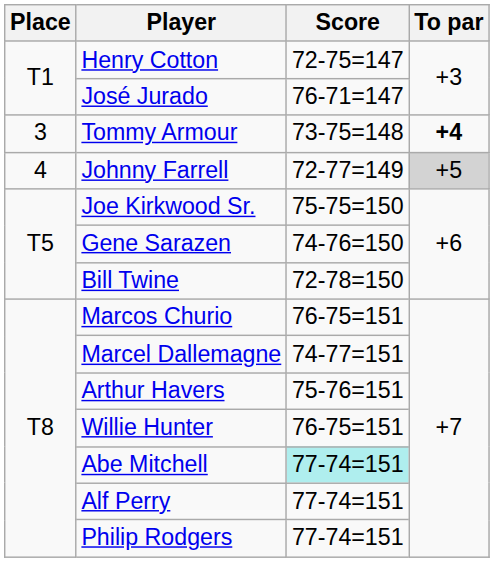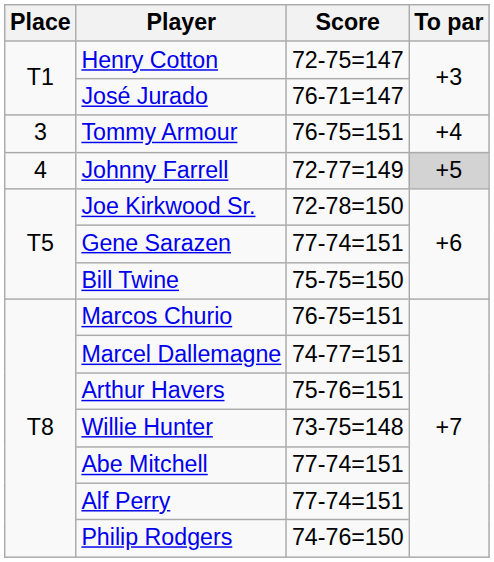(348, 133) 73-75=148 -> (348, 133) 76-75=151
(449, 133) bold -> (449, 133) normal
(348, 206) 75-75=150 -> (348, 206) 72-78=150
(348, 243) 74-76=150 -> (348, 243) 77-74=151
(348, 280) 72-78=150 -> (348, 280) 75-75=150
(348, 427) 76-75=151 -> (348, 427) 73-75=148
(348, 464) paleturquoise background -> (348, 464) no background
(348, 538) 77-74=151 -> (348, 538) 74-76=150
